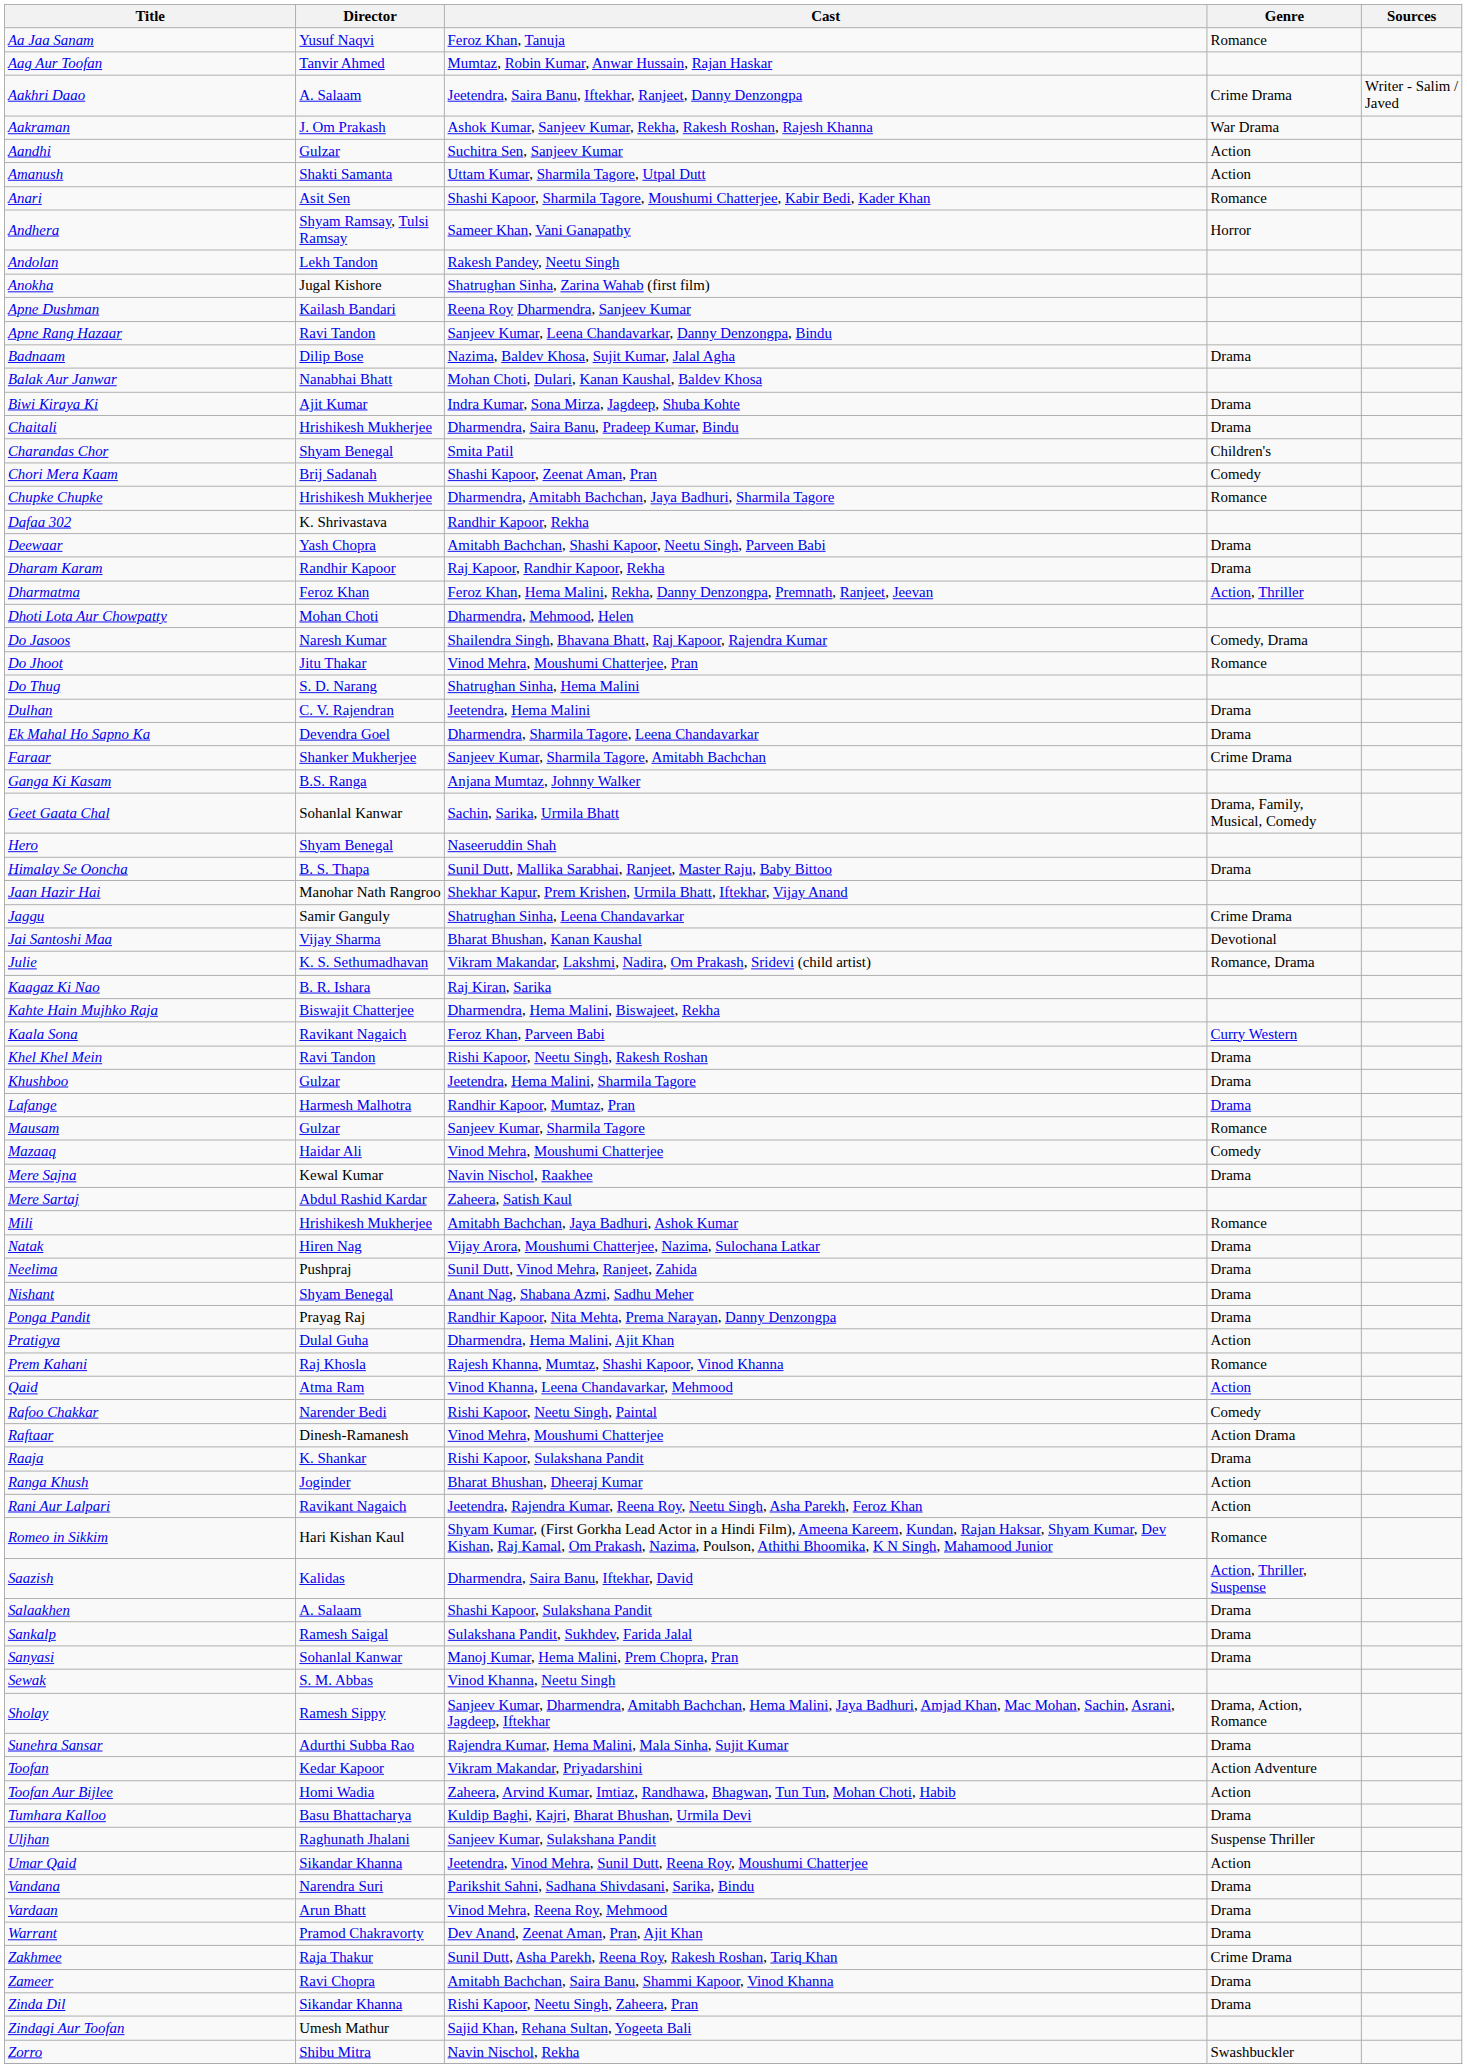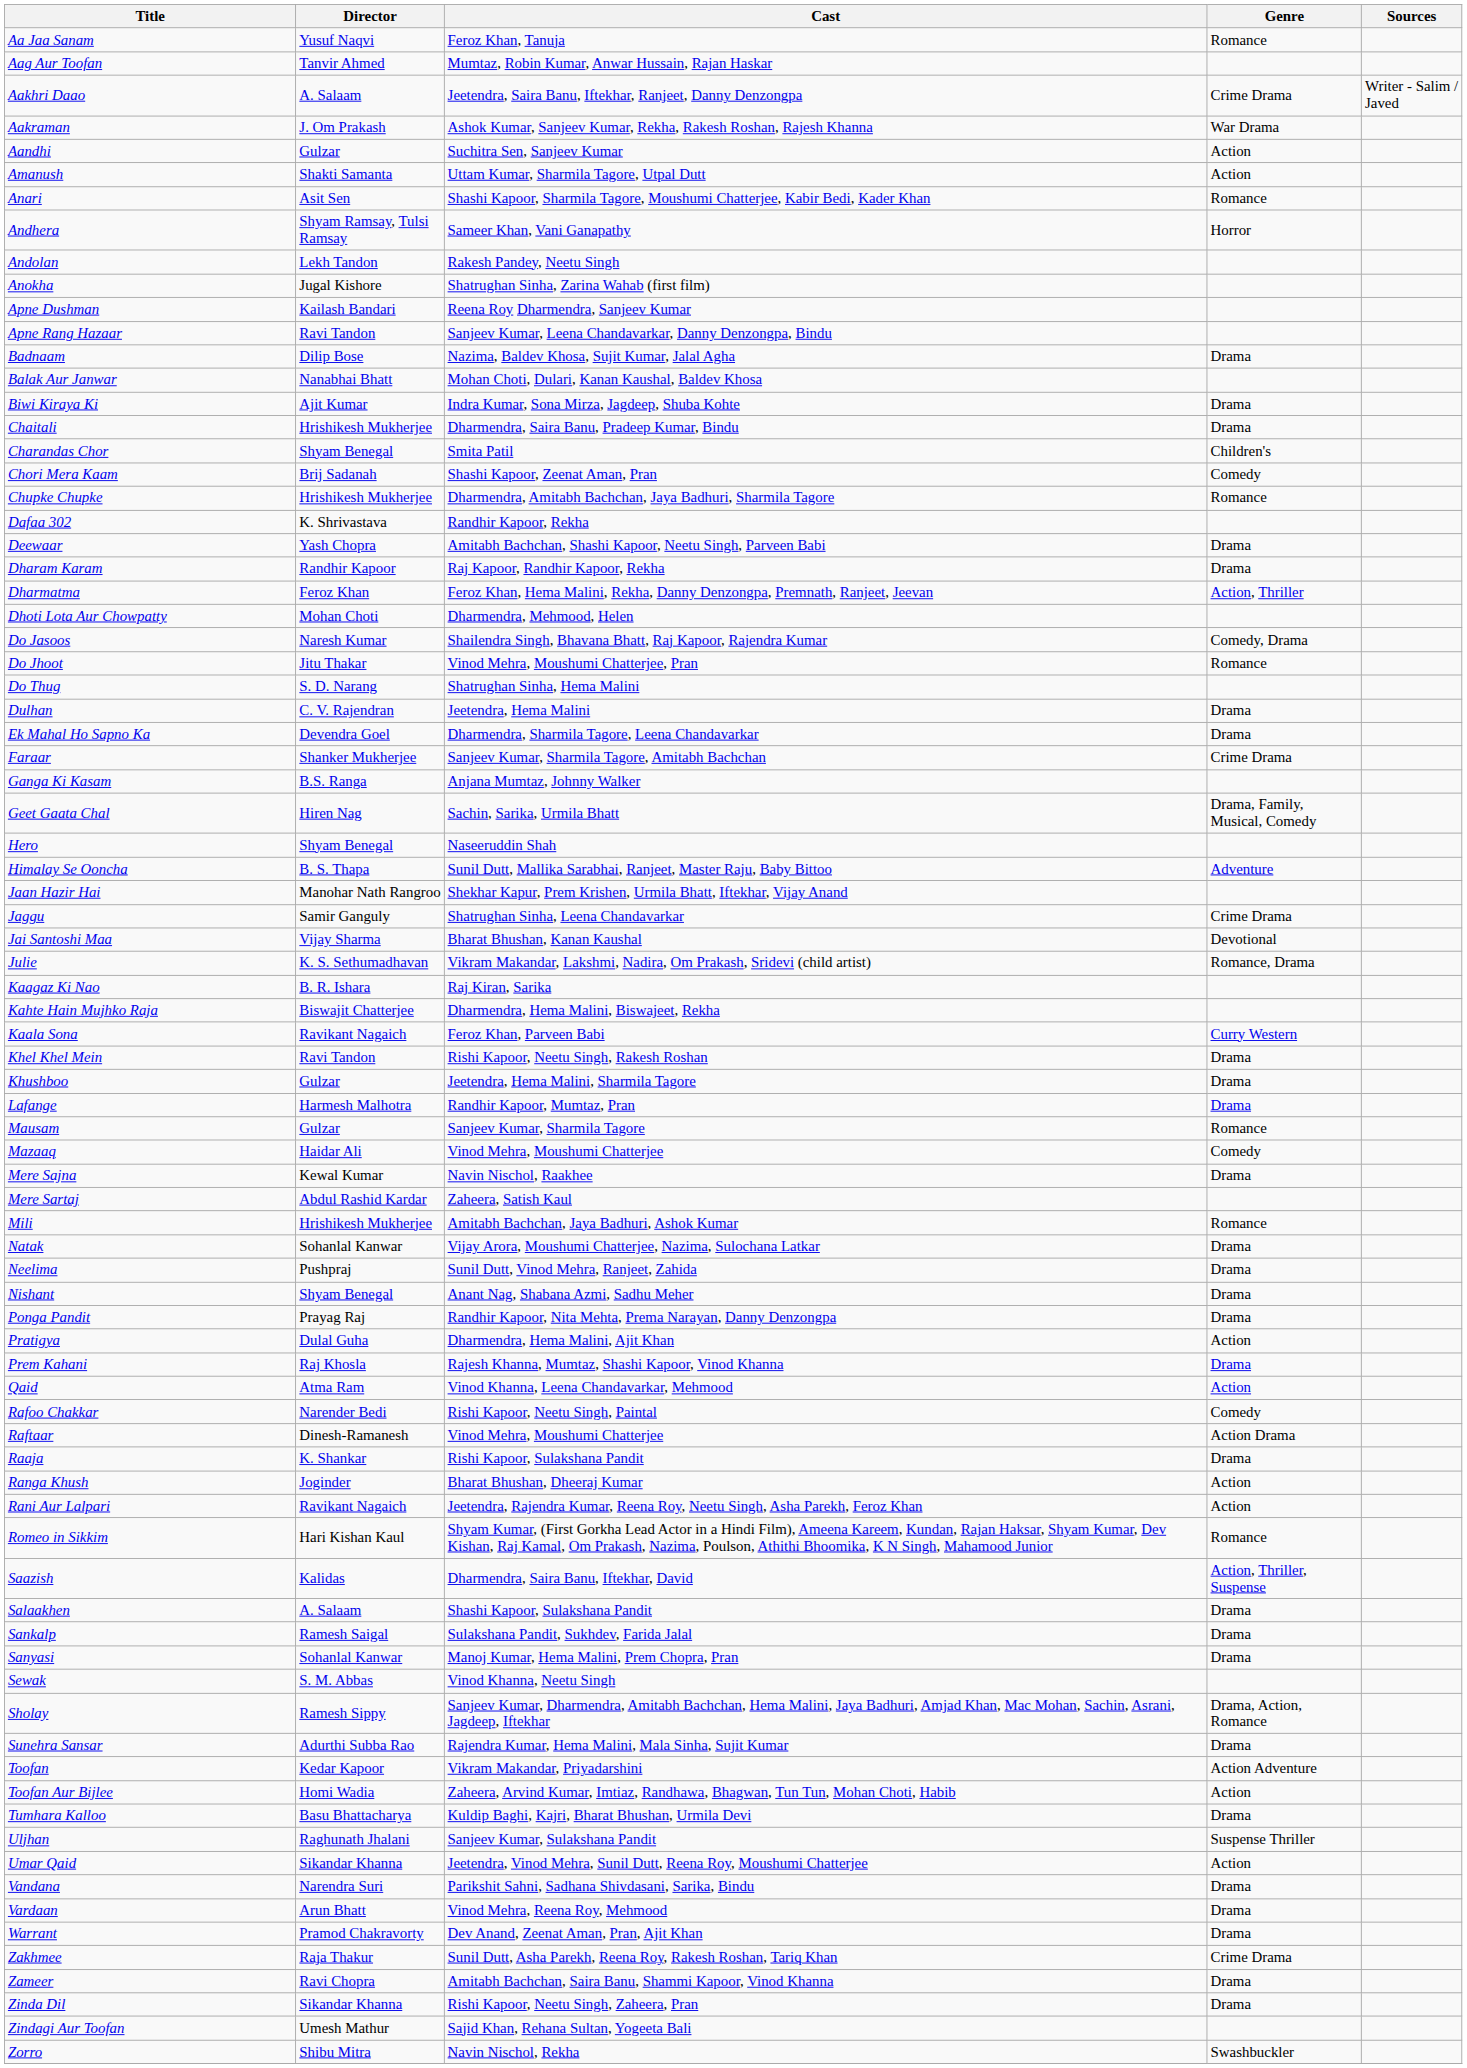(351, 813) Sohanlal Kanwar -> (331, 813) Hiren Nag
(1231, 868) Drama -> (1242, 868) Adventure
(331, 1246) Hiren Nag -> (351, 1246) Sohanlal Kanwar
(1239, 1364) Romance -> (1231, 1364) Drama
